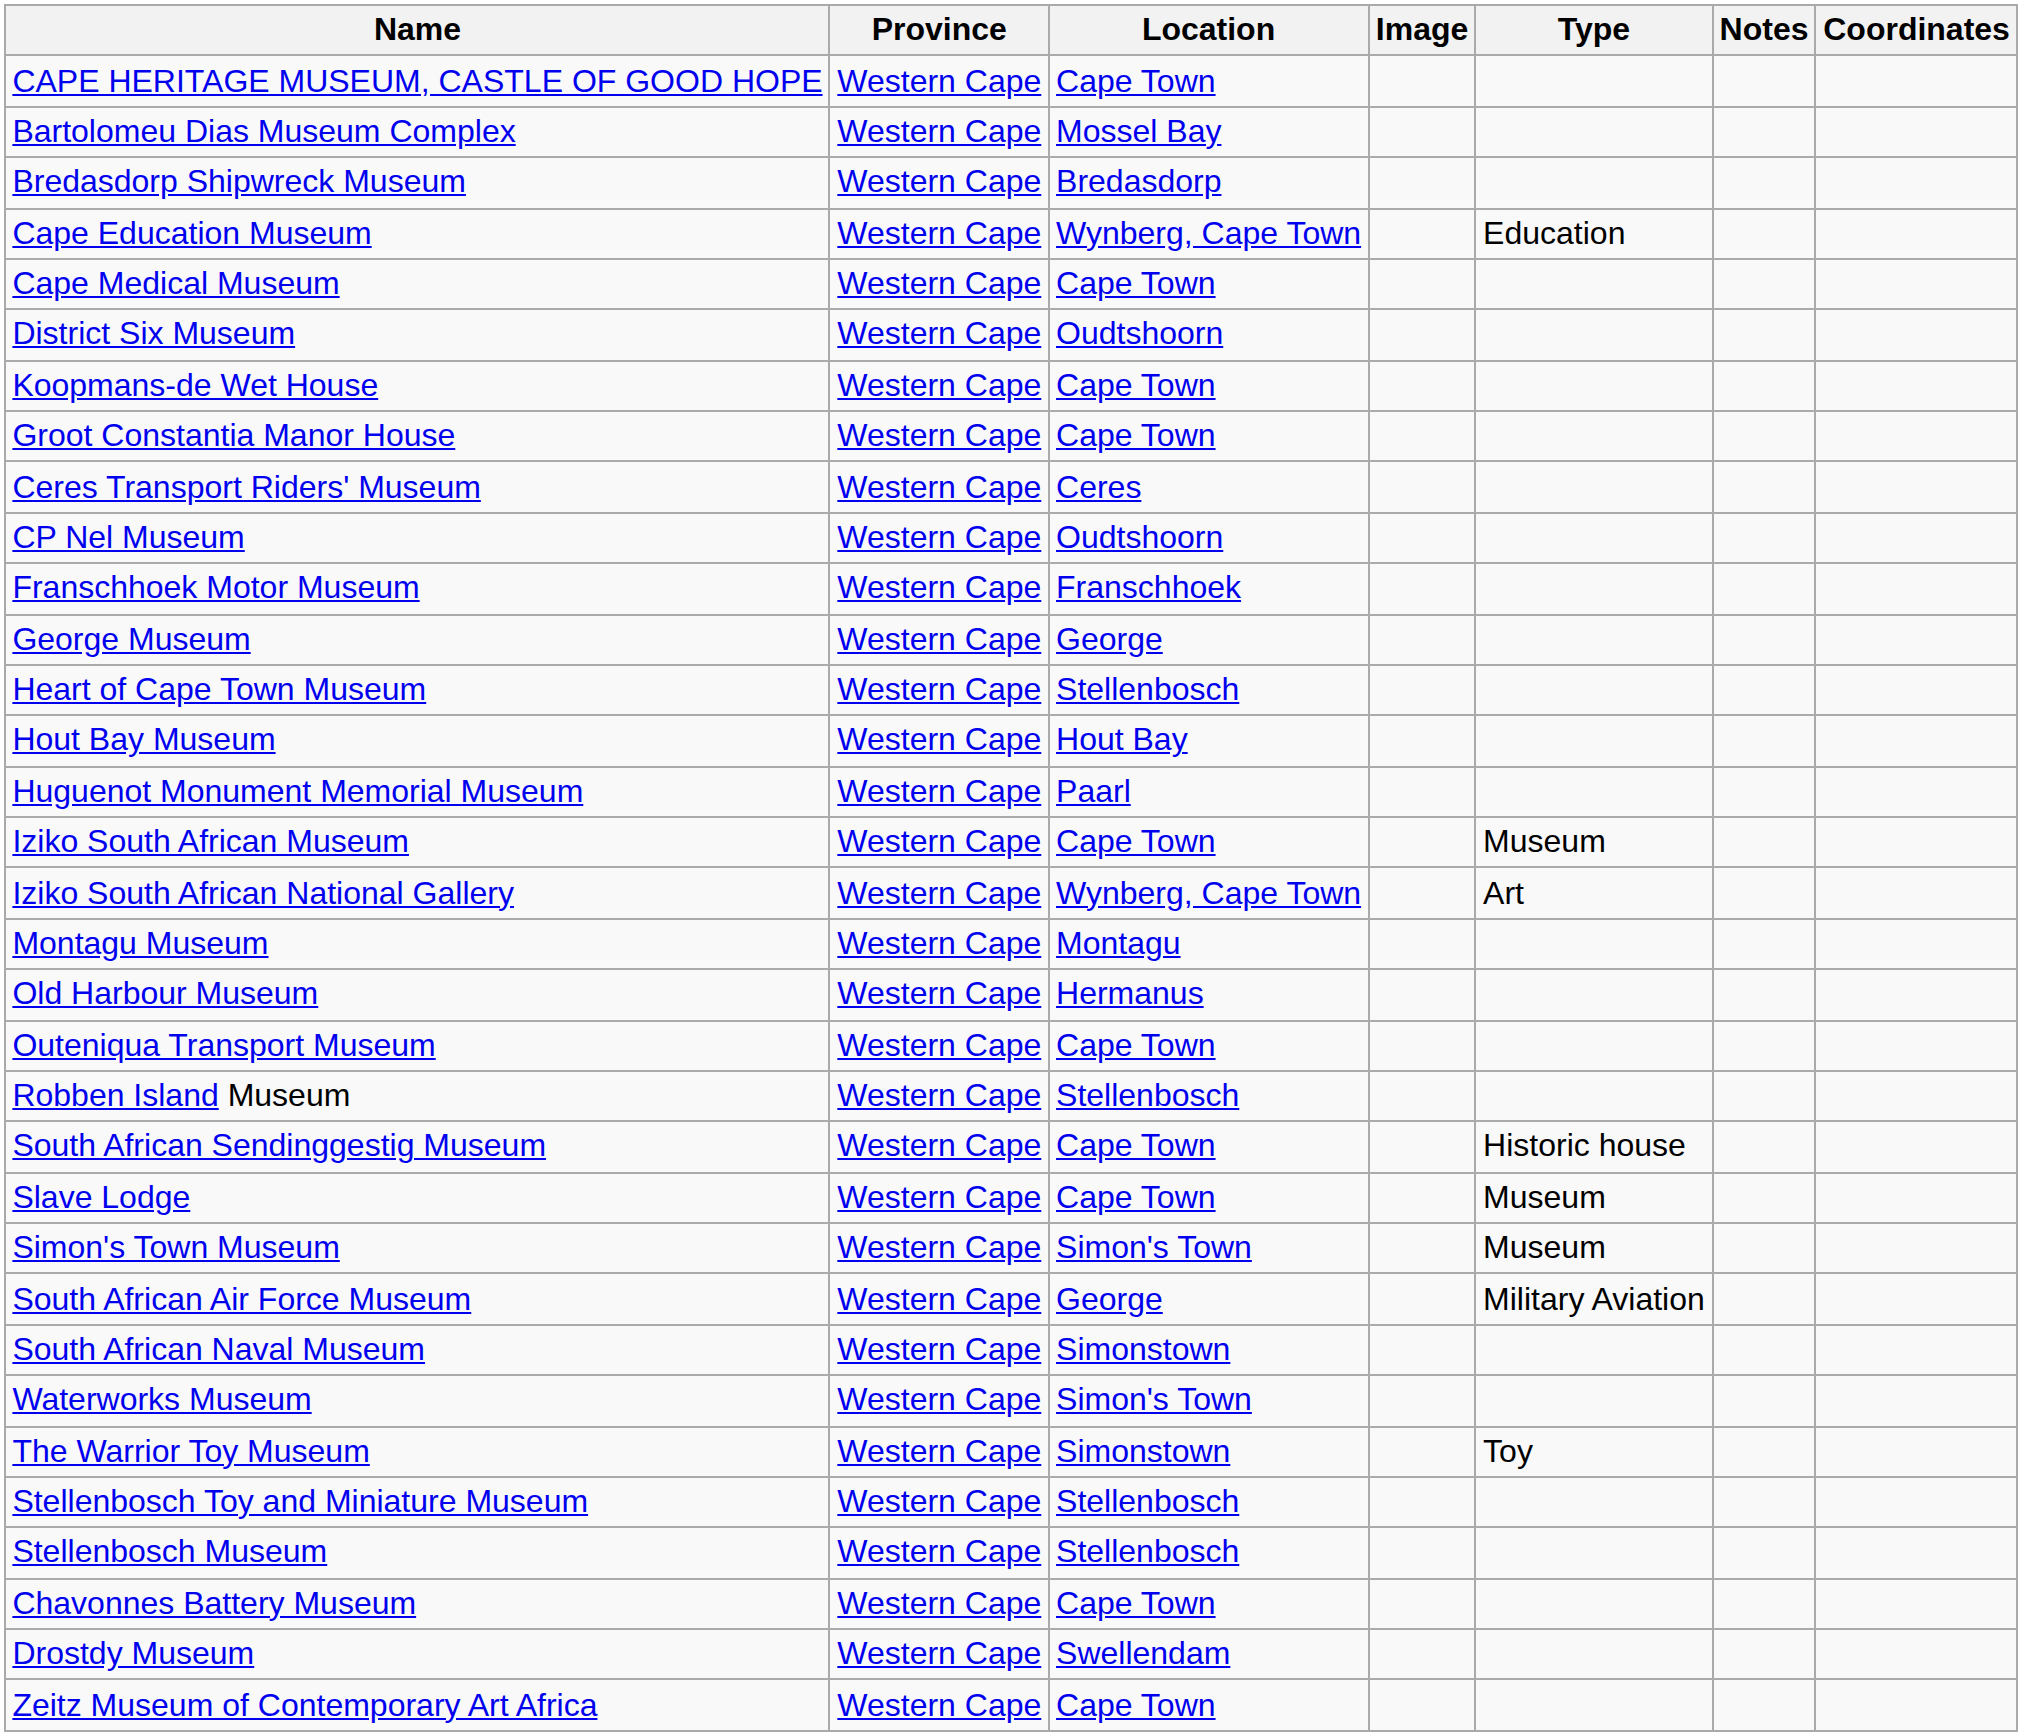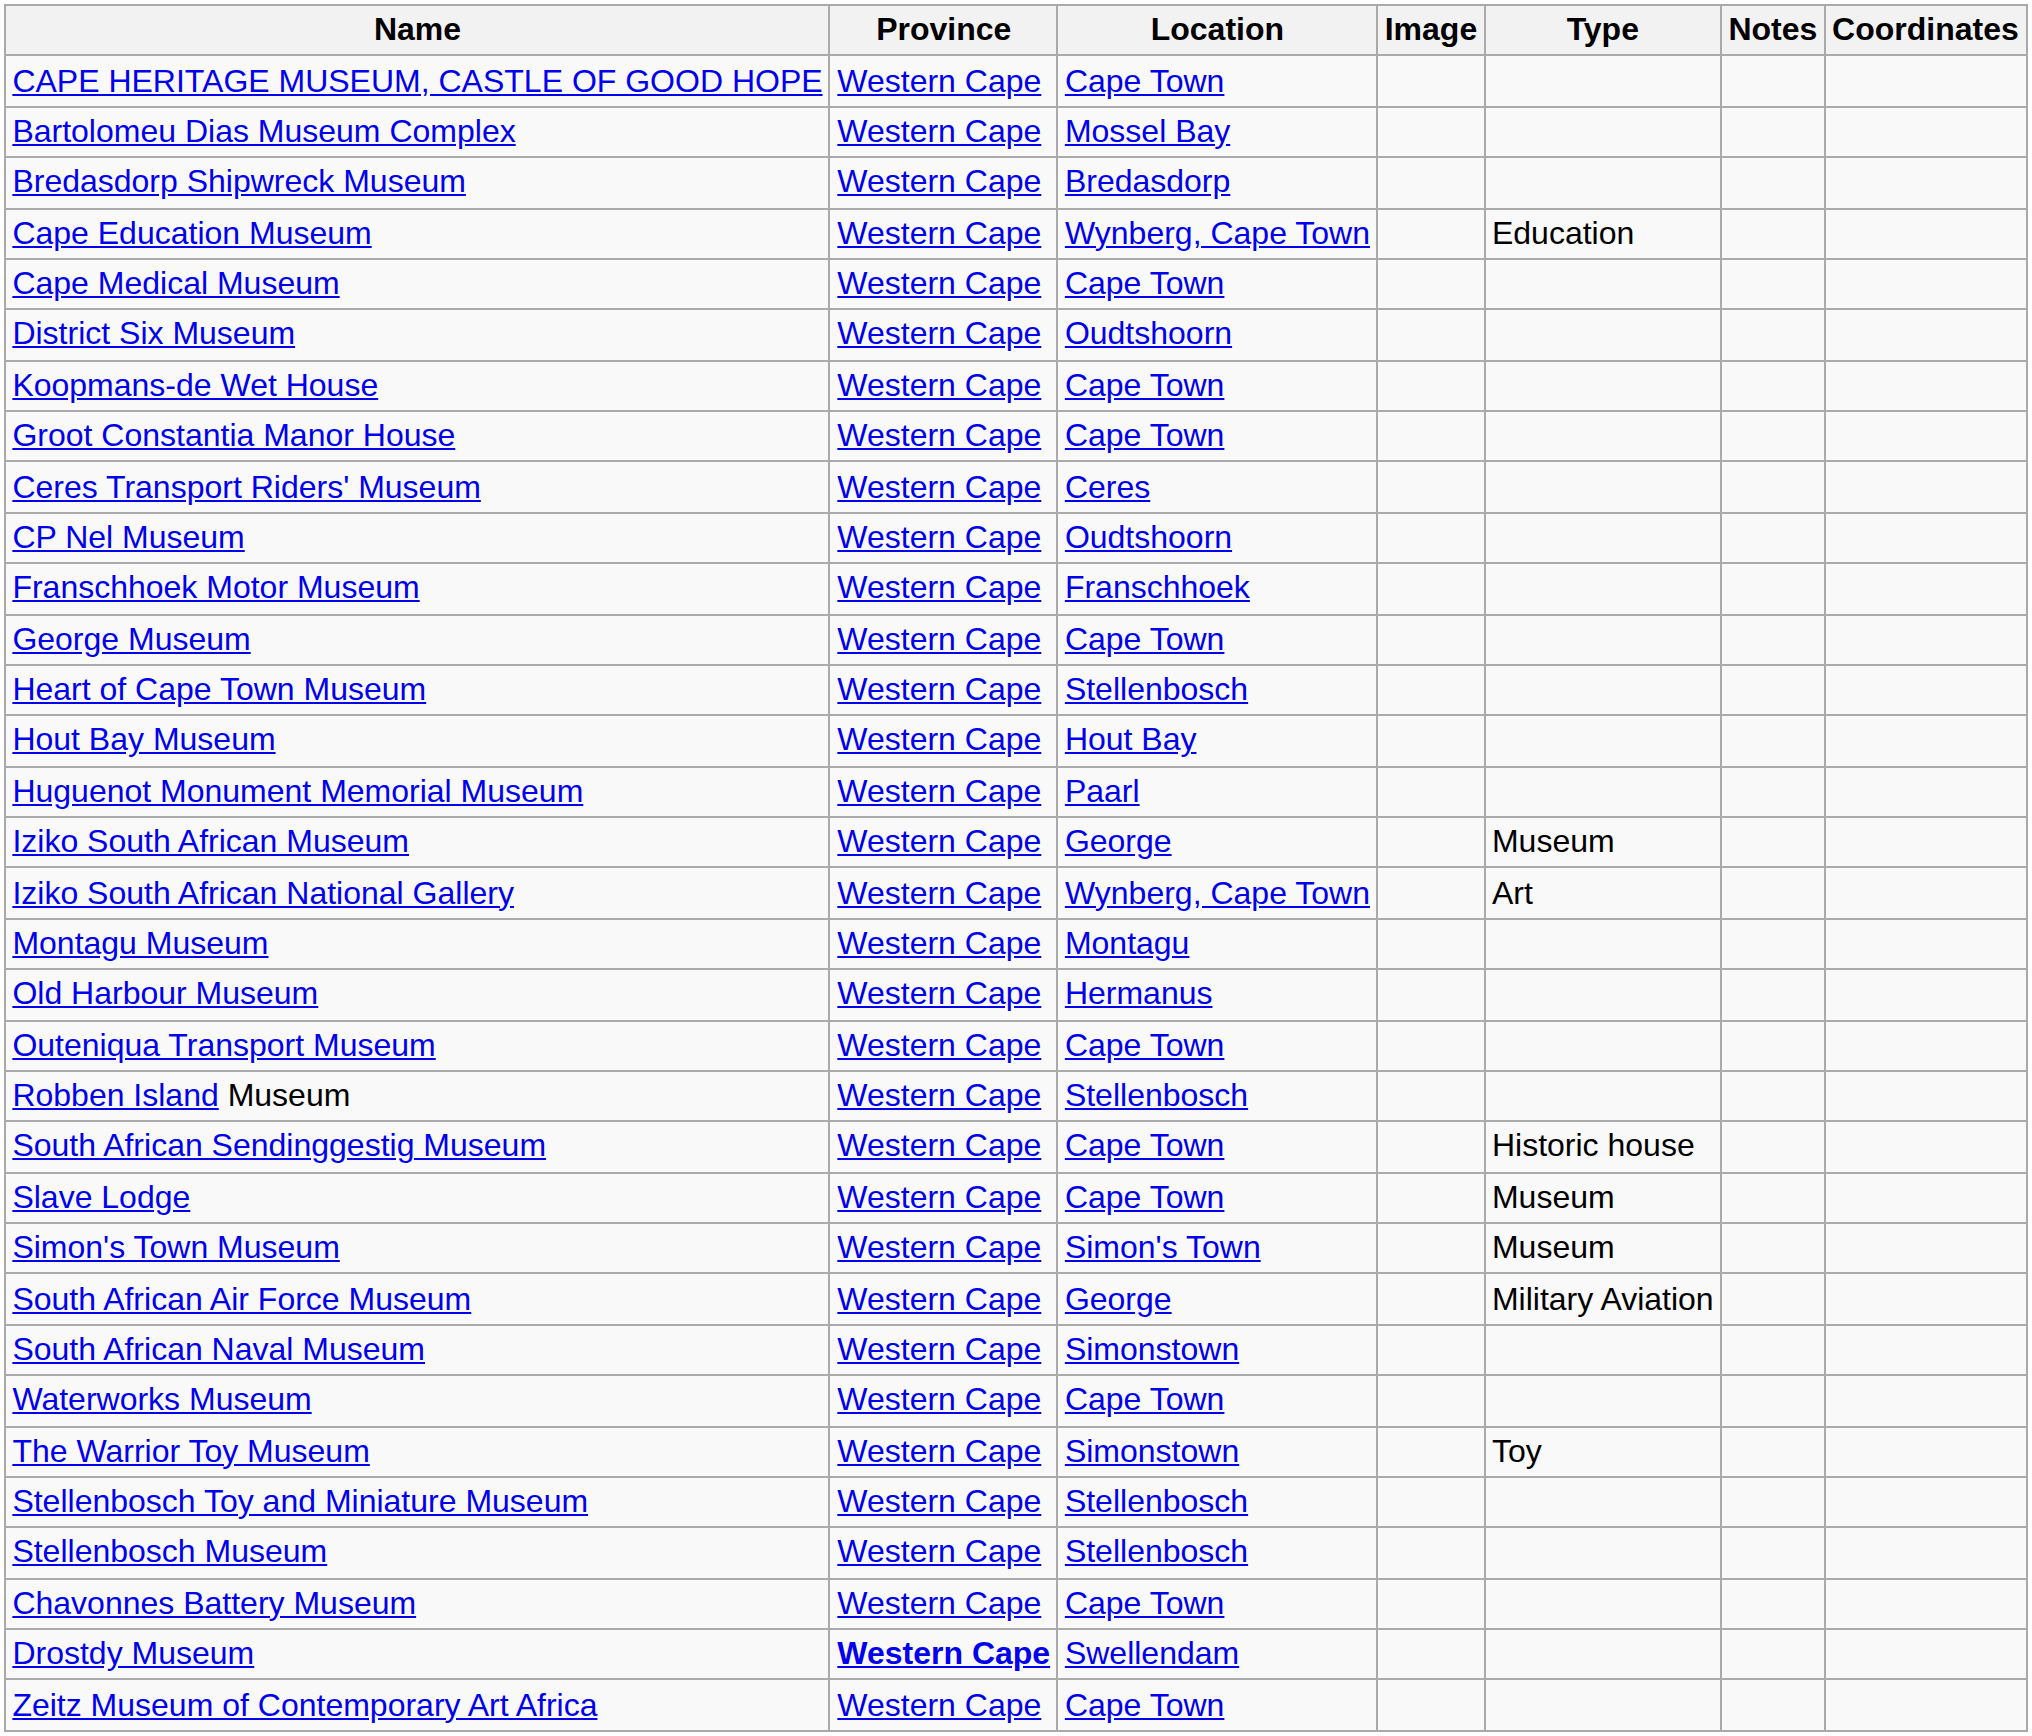(1109, 638) George -> (1145, 638) Cape Town
(1136, 841) Cape Town -> (1118, 841) George
(1154, 1400) Simon's Town -> (1145, 1400) Cape Town
(939, 1653) normal -> (944, 1653) bold
